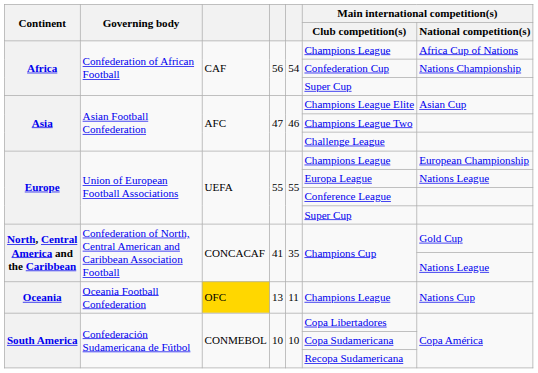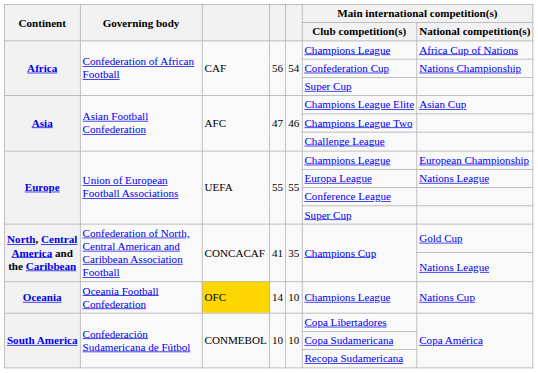(277, 297) 13 -> (277, 297) 14
(294, 297) 11 -> (294, 297) 10
